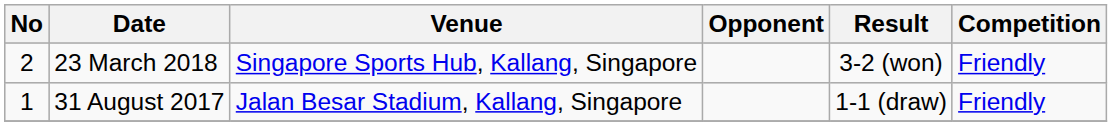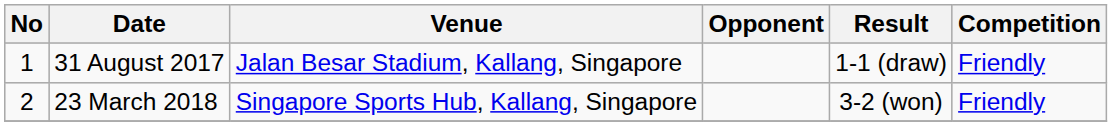rows swapped: (139, 101) <-> (136, 62)
